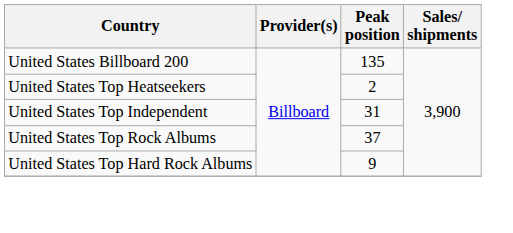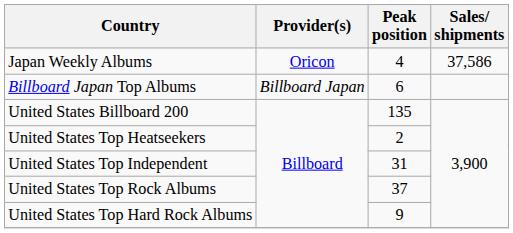+ row: (80, 61)
+ row: (102, 86)
